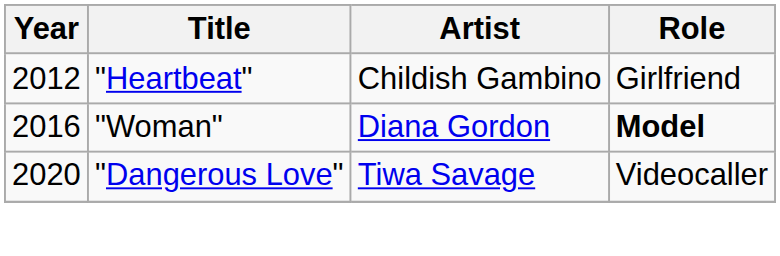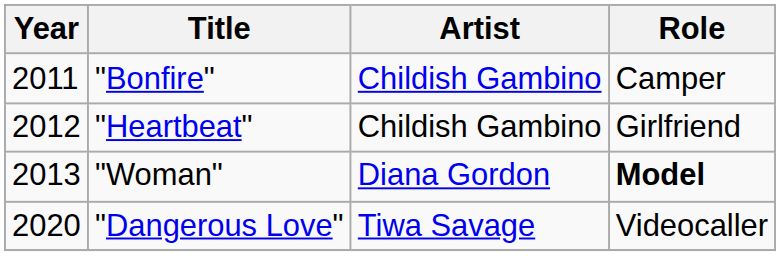+ row: (155, 77)
(46, 126) 2016 -> (46, 175) 2013
